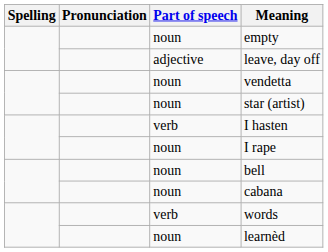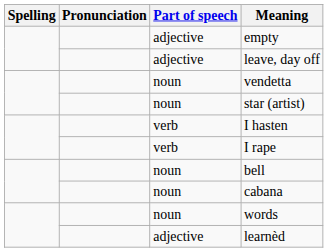(167, 37) noun -> (178, 37) adjective
(167, 147) noun -> (166, 147) verb
(166, 214) verb -> (167, 214) noun
(167, 236) noun -> (178, 236) adjective
